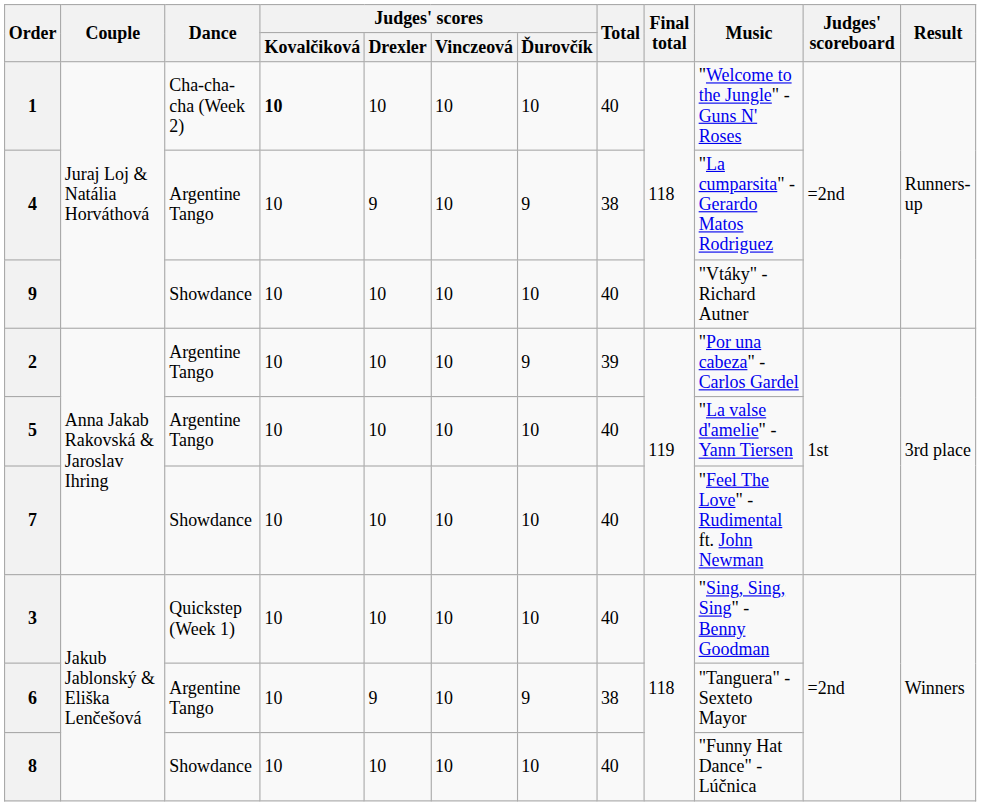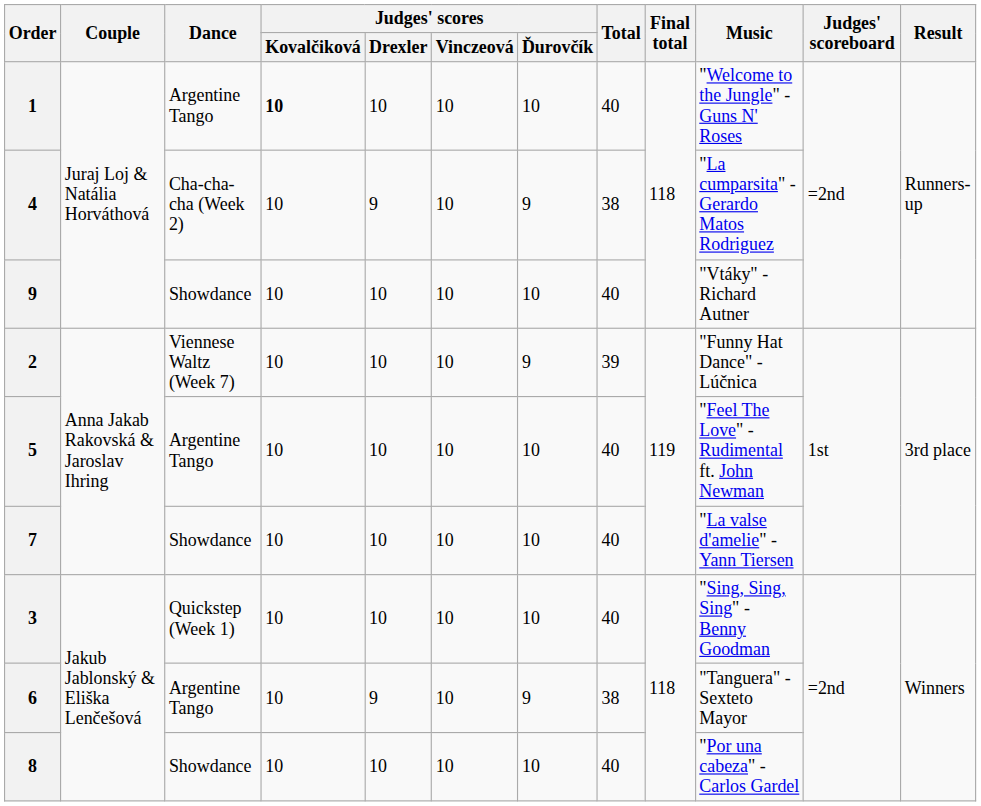(207, 105) Cha-cha-cha (Week 2) -> (205, 105) Argentine Tango
(205, 204) Argentine Tango -> (207, 204) Cha-cha-cha (Week 2)
(205, 362) Argentine Tango -> (202, 362) Viennese Waltz (Week 7)
(749, 362) "Por una cabeza" - Carlos Gardel -> (741, 362) "Funny Hat Dance" - Lúčnica
(746, 431) "La valse d'amelie" - Yann Tiersen -> (741, 451) "Feel The Love" - Rudimental ft. John Newman
(740, 520) "Feel The Love" - Rudimental ft. John Newman -> (746, 540) "La valse d'amelie" - Yann Tiersen
(740, 766) "Funny Hat Dance" - Lúčnica -> (749, 766) "Por una cabeza" - Carlos Gardel
